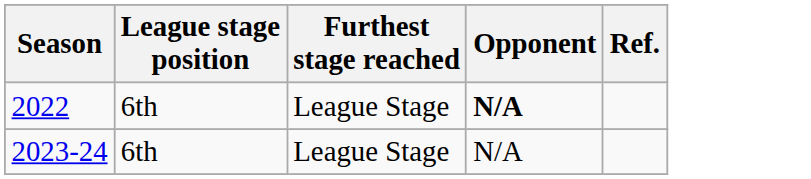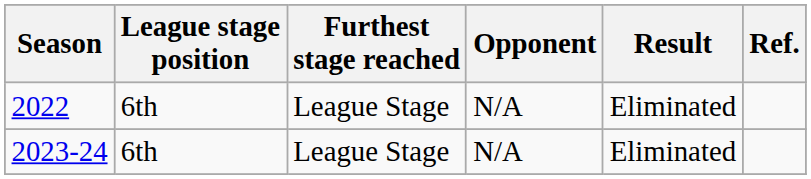+ column: (673, 43)
(498, 105) bold -> (498, 105) normal
